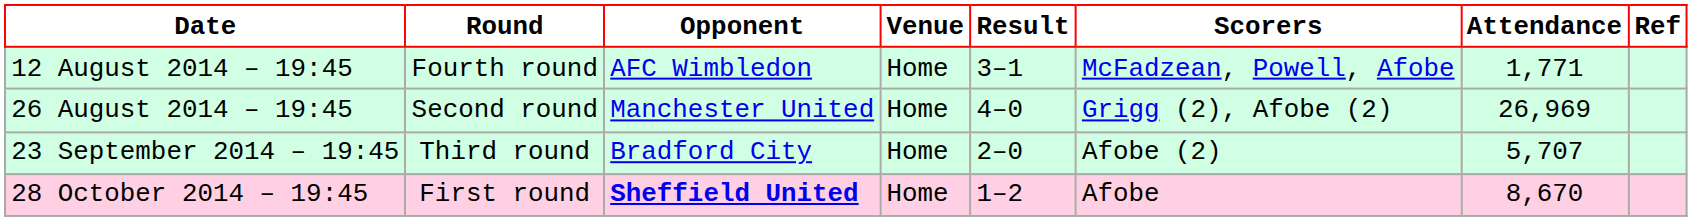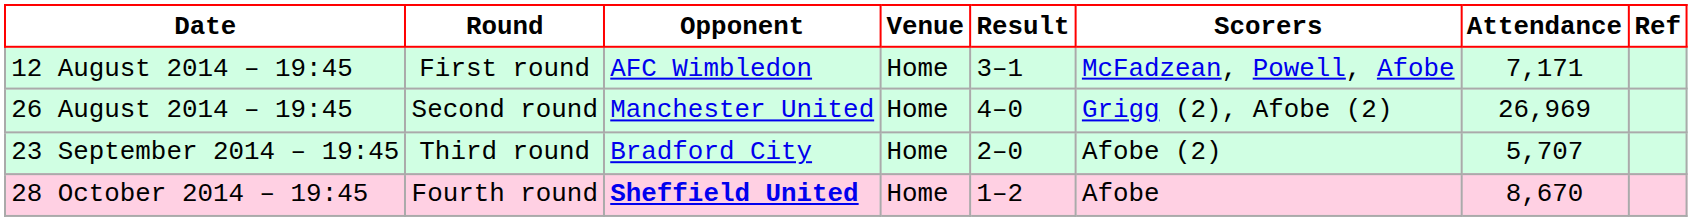(505, 68) Fourth round -> (505, 68) First round
(1544, 68) 1,771 -> (1544, 68) 7,171
(505, 195) First round -> (505, 195) Fourth round
